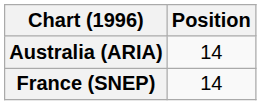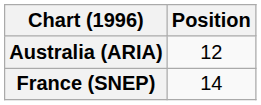(211, 52) 14 -> (211, 52) 12
